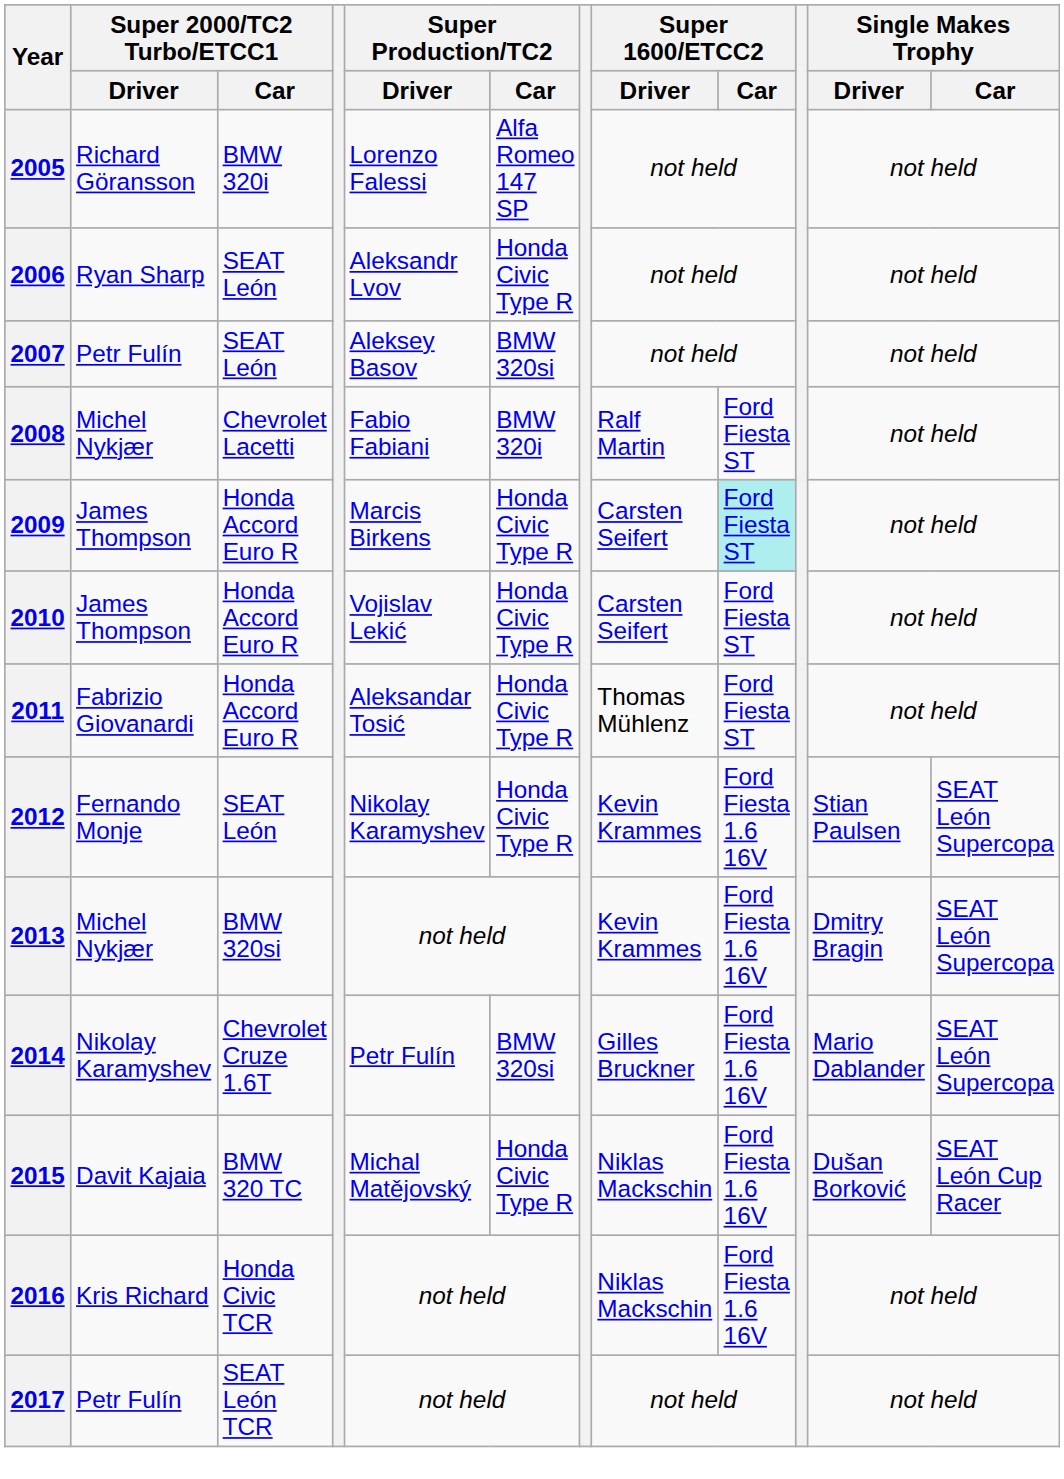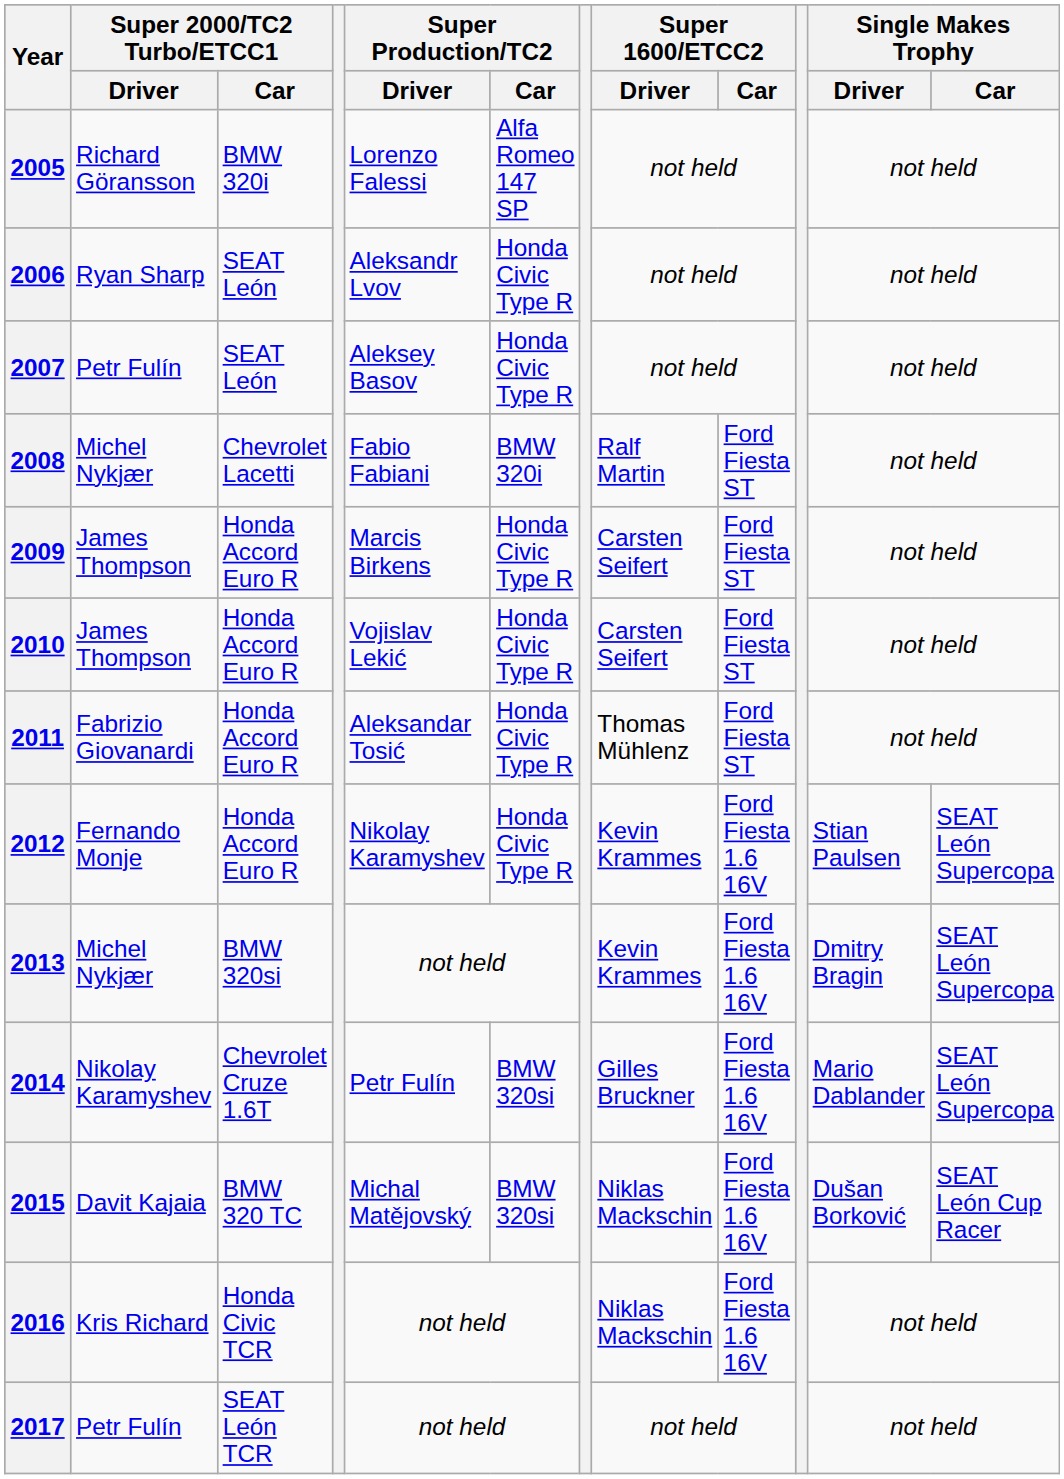(526, 354) BMW 320si -> (535, 368) Honda Civic Type R
(757, 526) paleturquoise background -> (757, 553) no background
(254, 817) SEAT León -> (260, 844) Honda Accord Euro R
(535, 1175) Honda Civic Type R -> (526, 1202) BMW 320si
